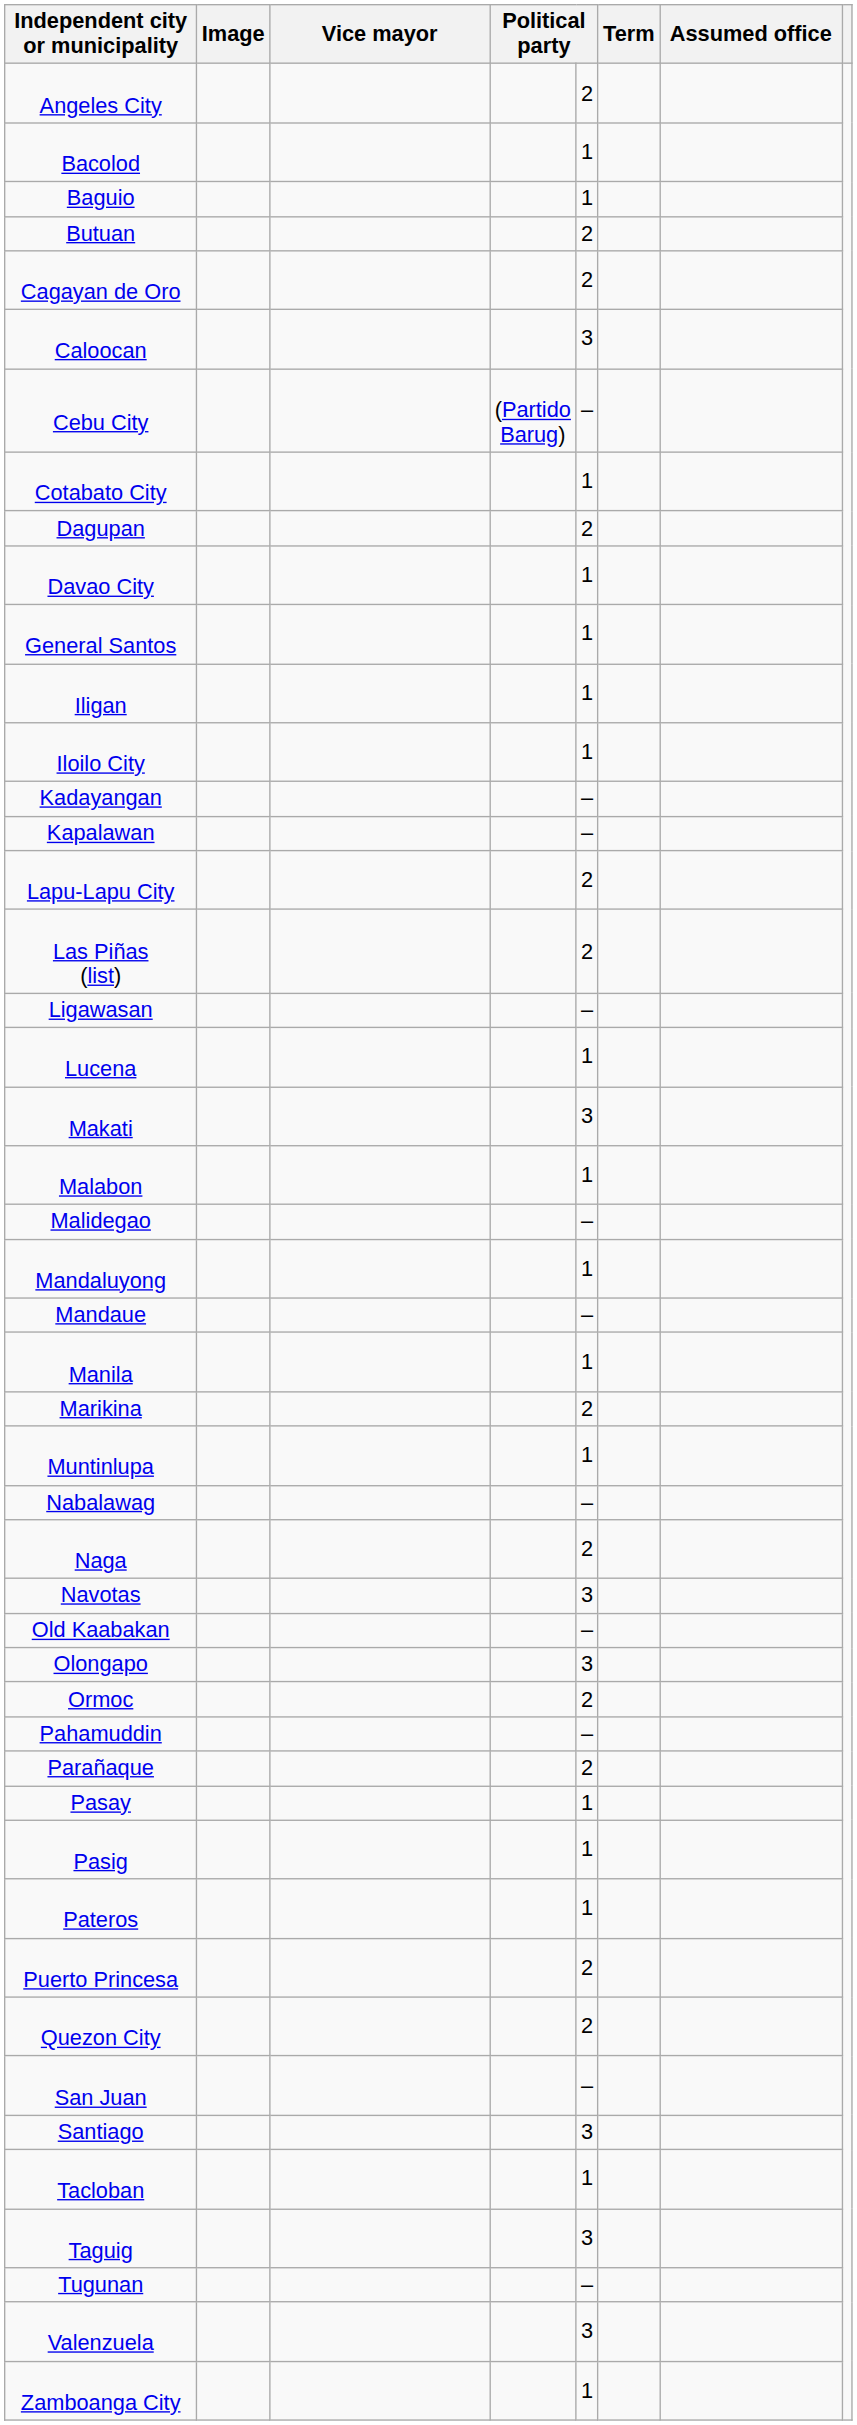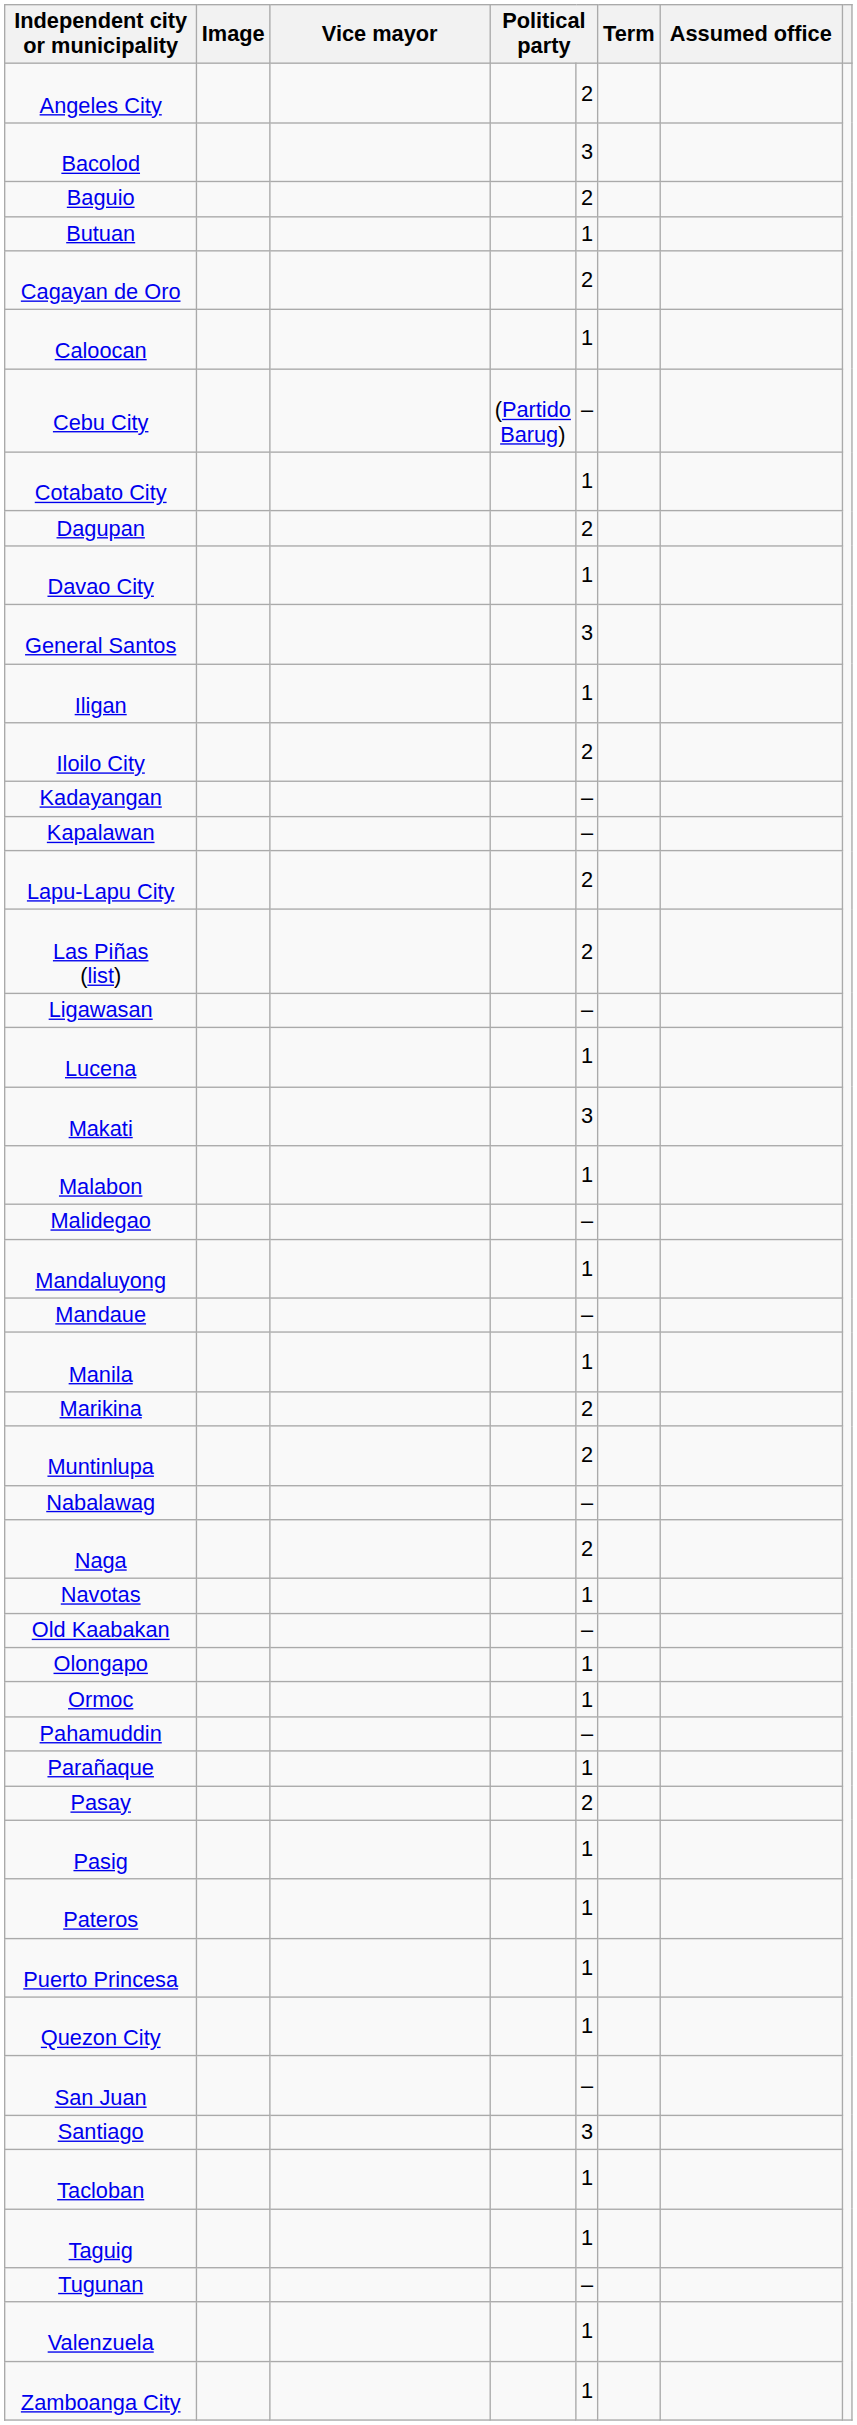(587, 151) 1 -> (587, 151) 3
(587, 198) 1 -> (587, 198) 2
(587, 233) 2 -> (587, 233) 1
(587, 338) 3 -> (587, 338) 1
(587, 633) 1 -> (587, 633) 3
(587, 751) 1 -> (587, 751) 2
(587, 1455) 1 -> (587, 1455) 2
(587, 1595) 3 -> (587, 1595) 1
(587, 1664) 3 -> (587, 1664) 1
(587, 1699) 2 -> (587, 1699) 1
(587, 1768) 2 -> (587, 1768) 1
(587, 1802) 1 -> (587, 1802) 2
(587, 1967) 2 -> (587, 1967) 1
(587, 2026) 2 -> (587, 2026) 1
(587, 2237) 3 -> (587, 2237) 1
(587, 2331) 3 -> (587, 2331) 1
